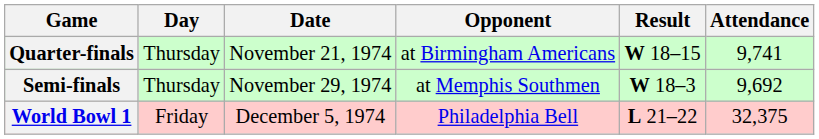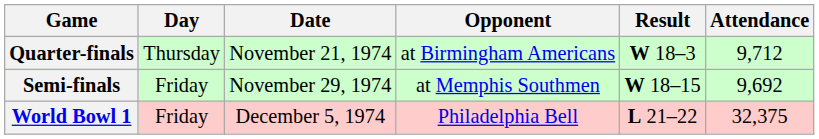(663, 52) W 18–15 -> (663, 52) W 18–3
(760, 52) 9,741 -> (760, 52) 9,712
(182, 85) Thursday -> (182, 85) Friday
(663, 85) W 18–3 -> (663, 85) W 18–15
